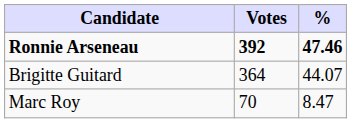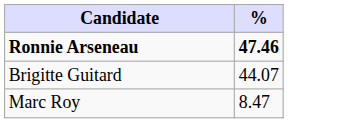- column: (267, 18)
